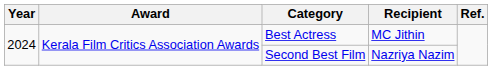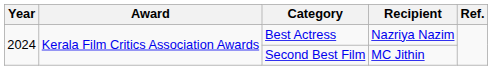(398, 34) MC Jithin -> (413, 34) Nazriya Nazim
(413, 55) Nazriya Nazim -> (398, 55) MC Jithin
